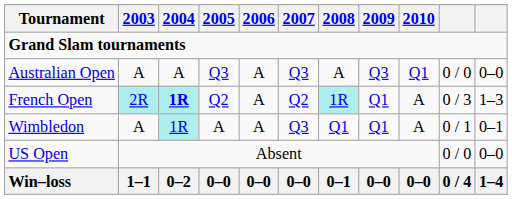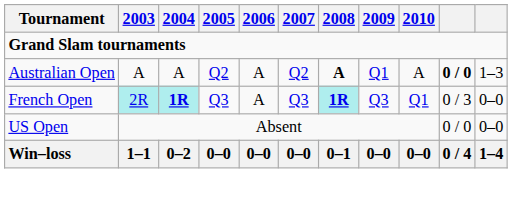(219, 72) Q3 -> (219, 72) Q2
(299, 72) Q3 -> (299, 72) Q2
(339, 72) normal -> (339, 72) bold
(379, 72) Q3 -> (379, 72) Q1
(419, 72) Q1 -> (419, 72) A
(457, 72) normal -> (457, 72) bold
(491, 72) 0–0 -> (491, 72) 1–3
(219, 99) Q2 -> (219, 99) Q3
(299, 99) Q2 -> (299, 99) Q3
(339, 99) normal -> (339, 99) bold
(379, 99) Q1 -> (379, 99) Q3
(419, 99) A -> (419, 99) Q1
(491, 99) 1–3 -> (491, 99) 0–0
- row: (46, 126)
